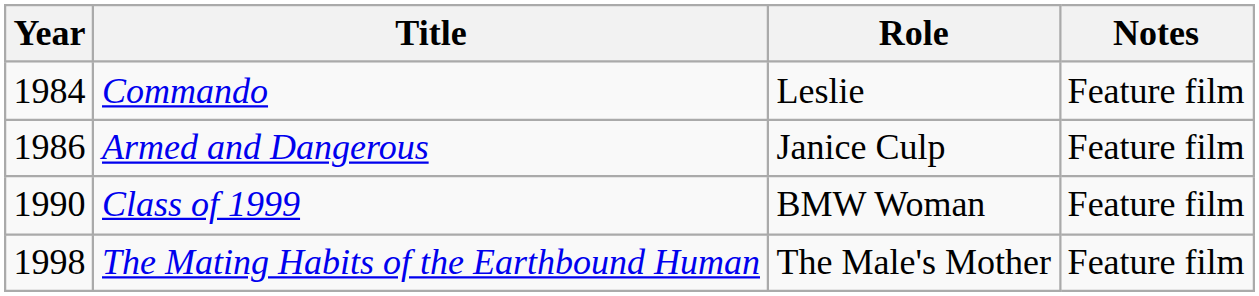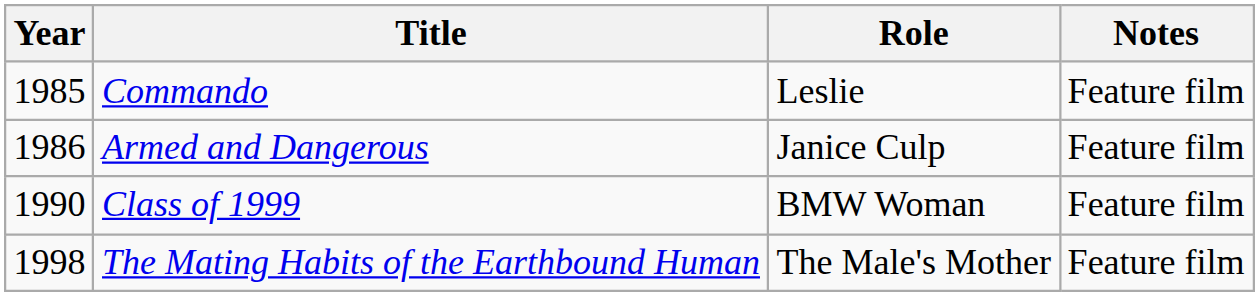(49, 90) 1984 -> (49, 90) 1985
